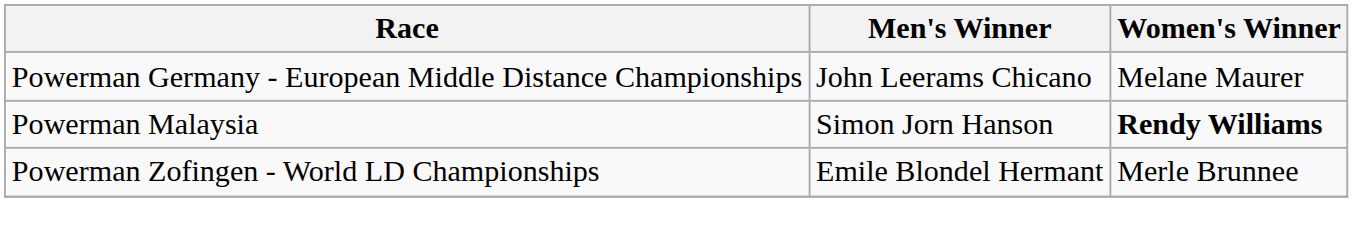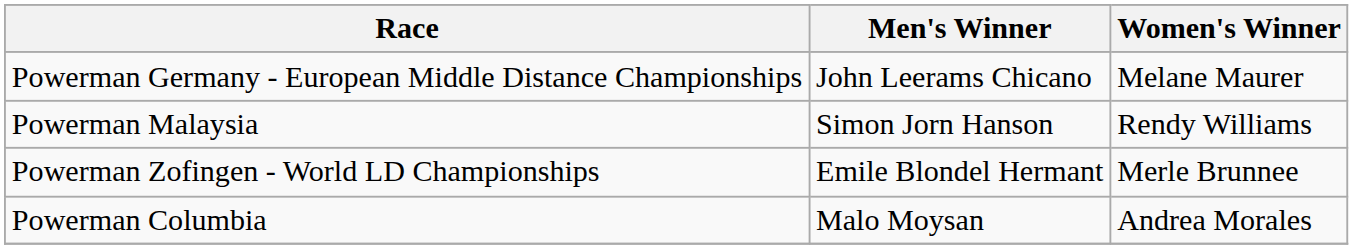(1220, 123) bold -> (1215, 123) normal
+ row: (139, 219)
